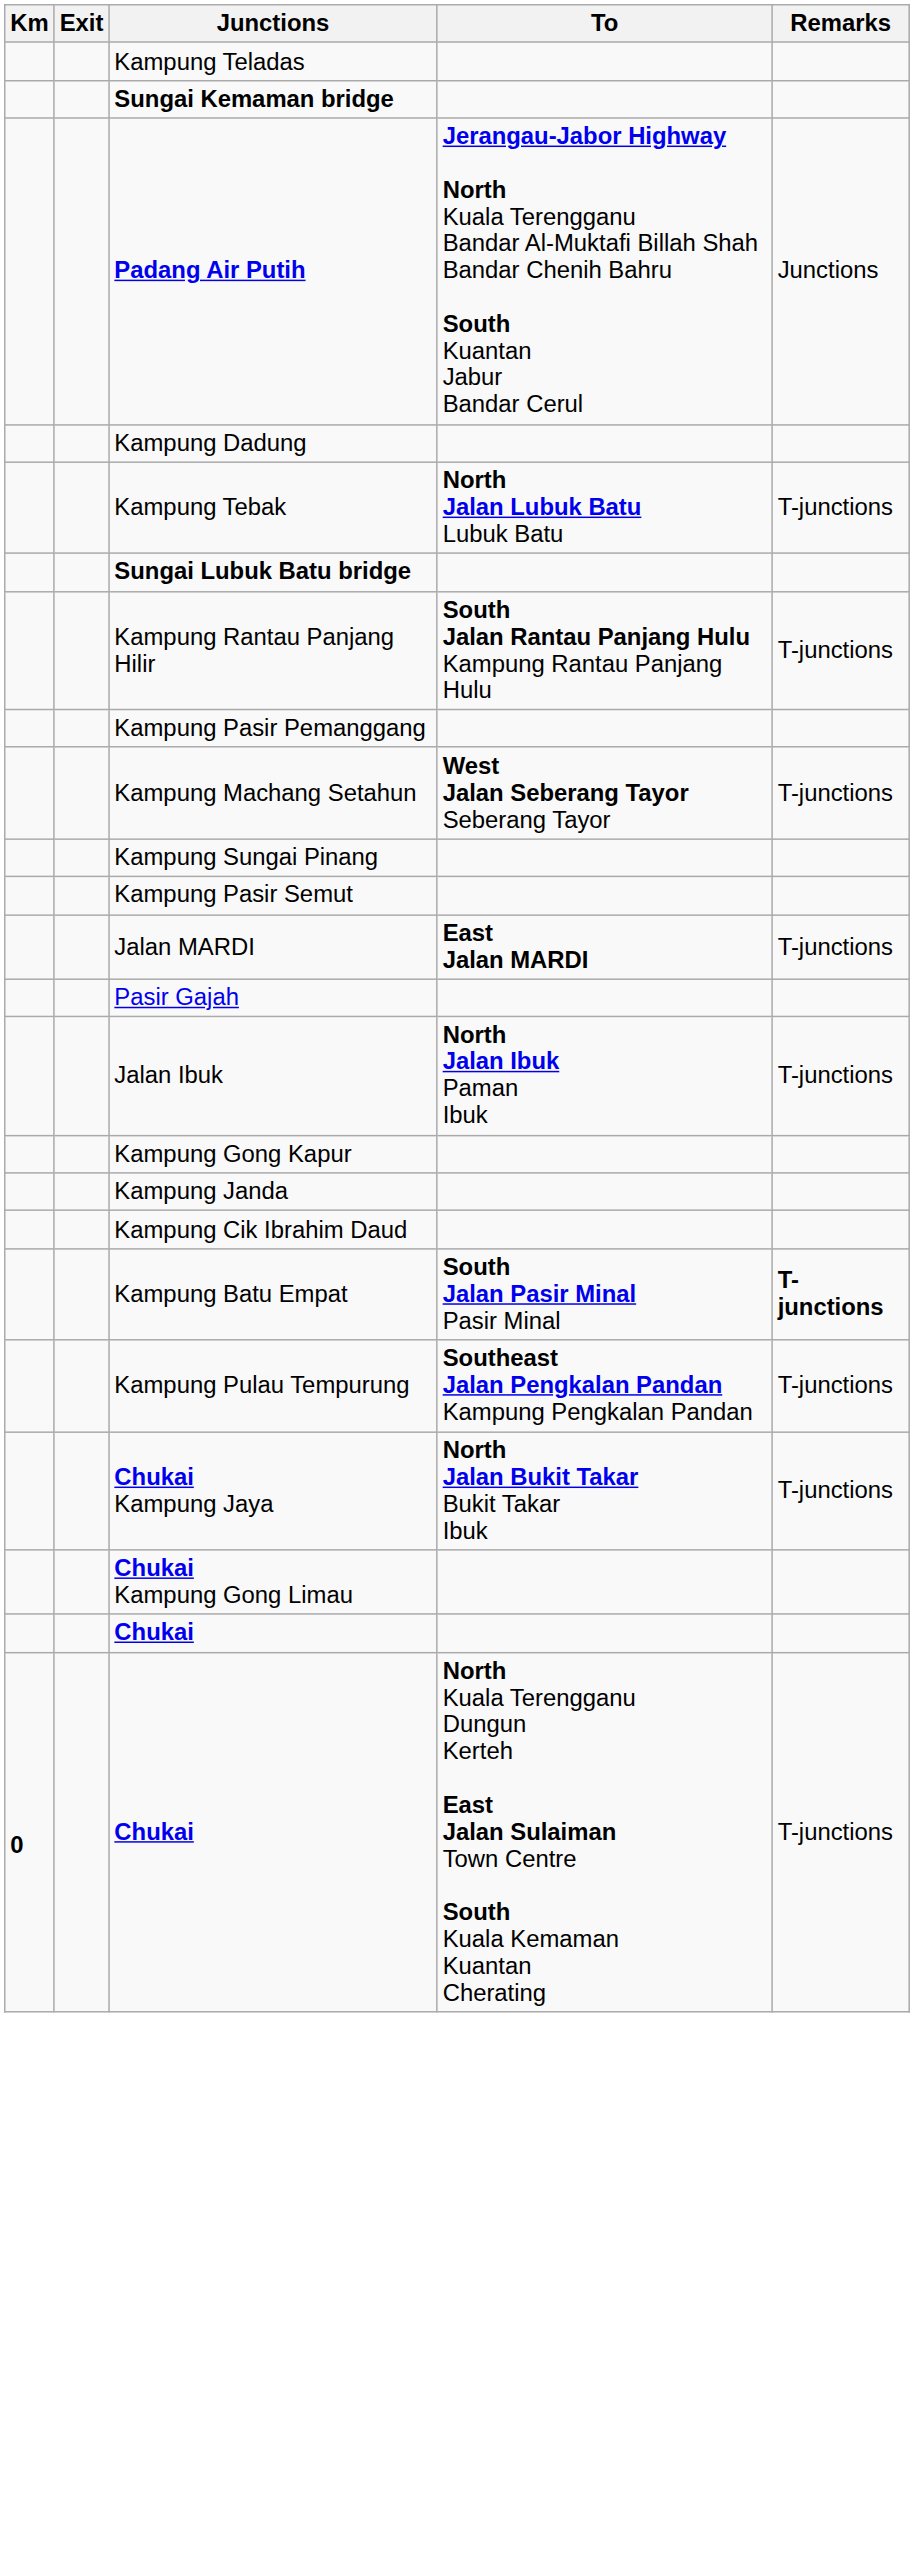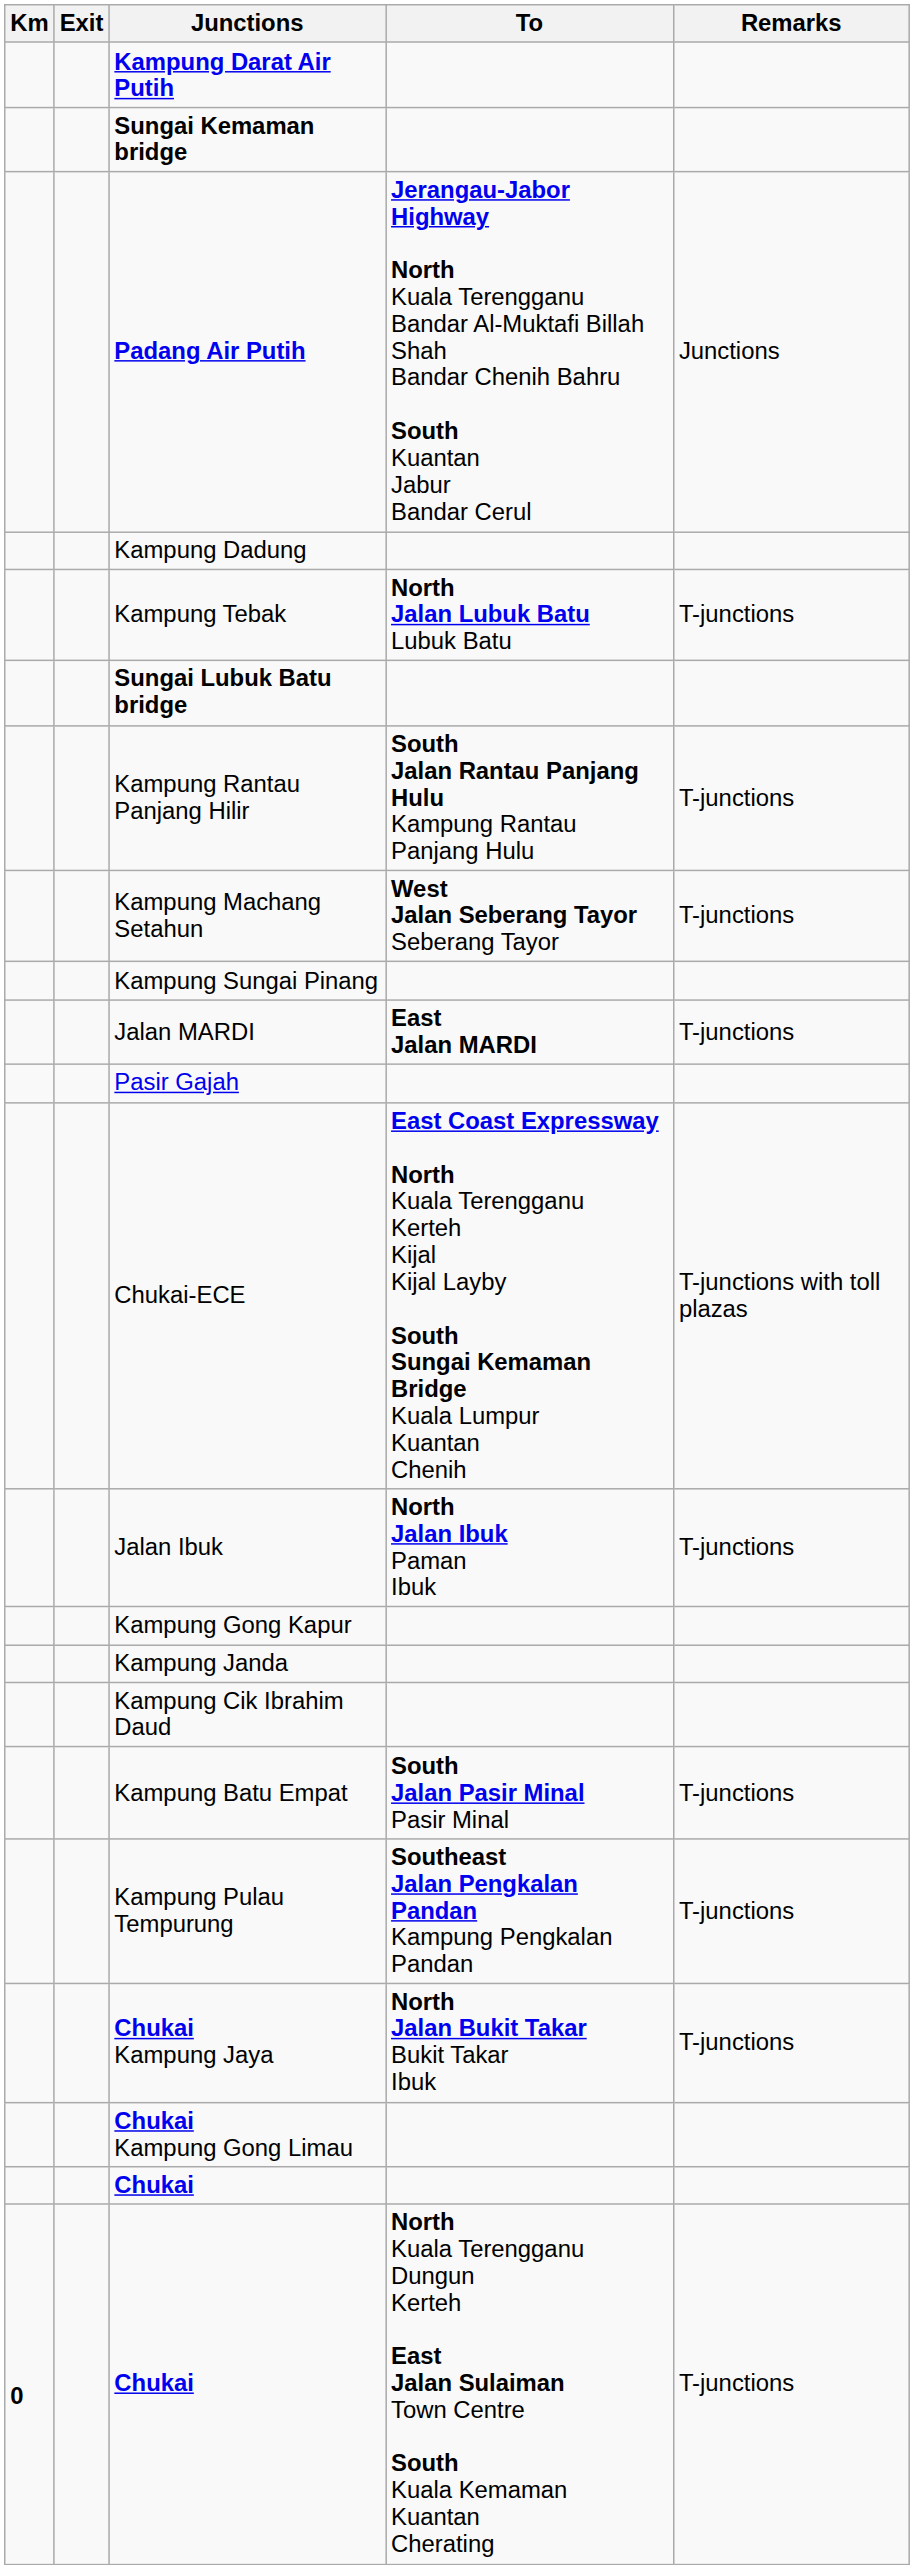+ row: (223, 74)
- row: (210, 61)
- row: (270, 728)
- row: (234, 895)
+ row: (180, 1295)
(831, 1294) bold -> (737, 1792) normal
